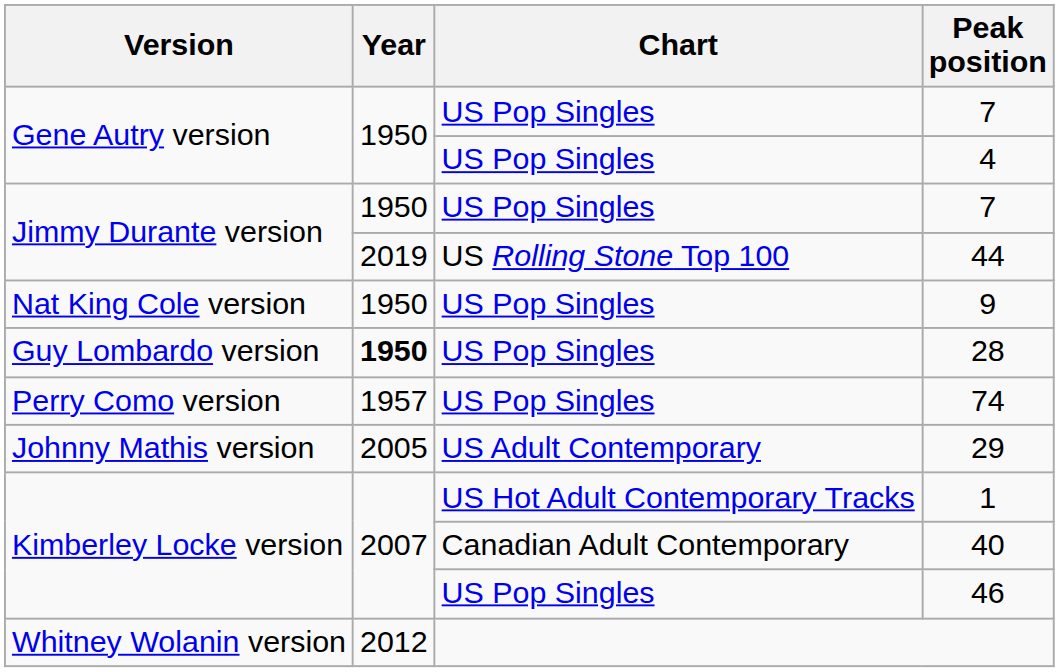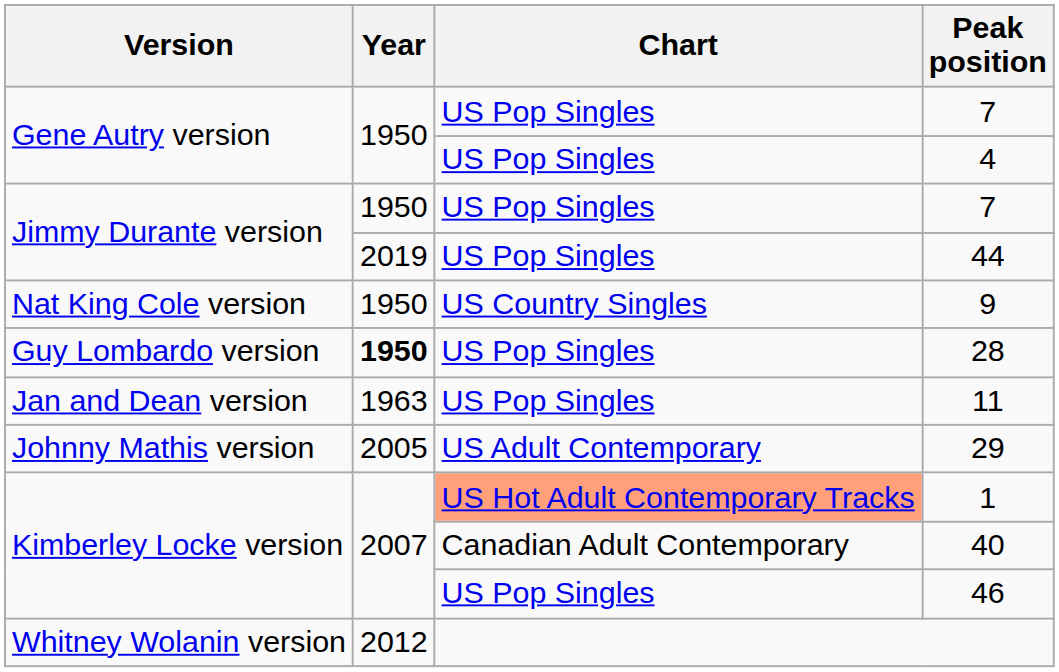(615, 255) US Rolling Stone Top 100 -> (548, 255) US Pop Singles
(548, 303) US Pop Singles -> (574, 303) US Country Singles
- row: (146, 400)
+ row: (160, 400)
(678, 496) no background -> (678, 496) lightsalmon background
